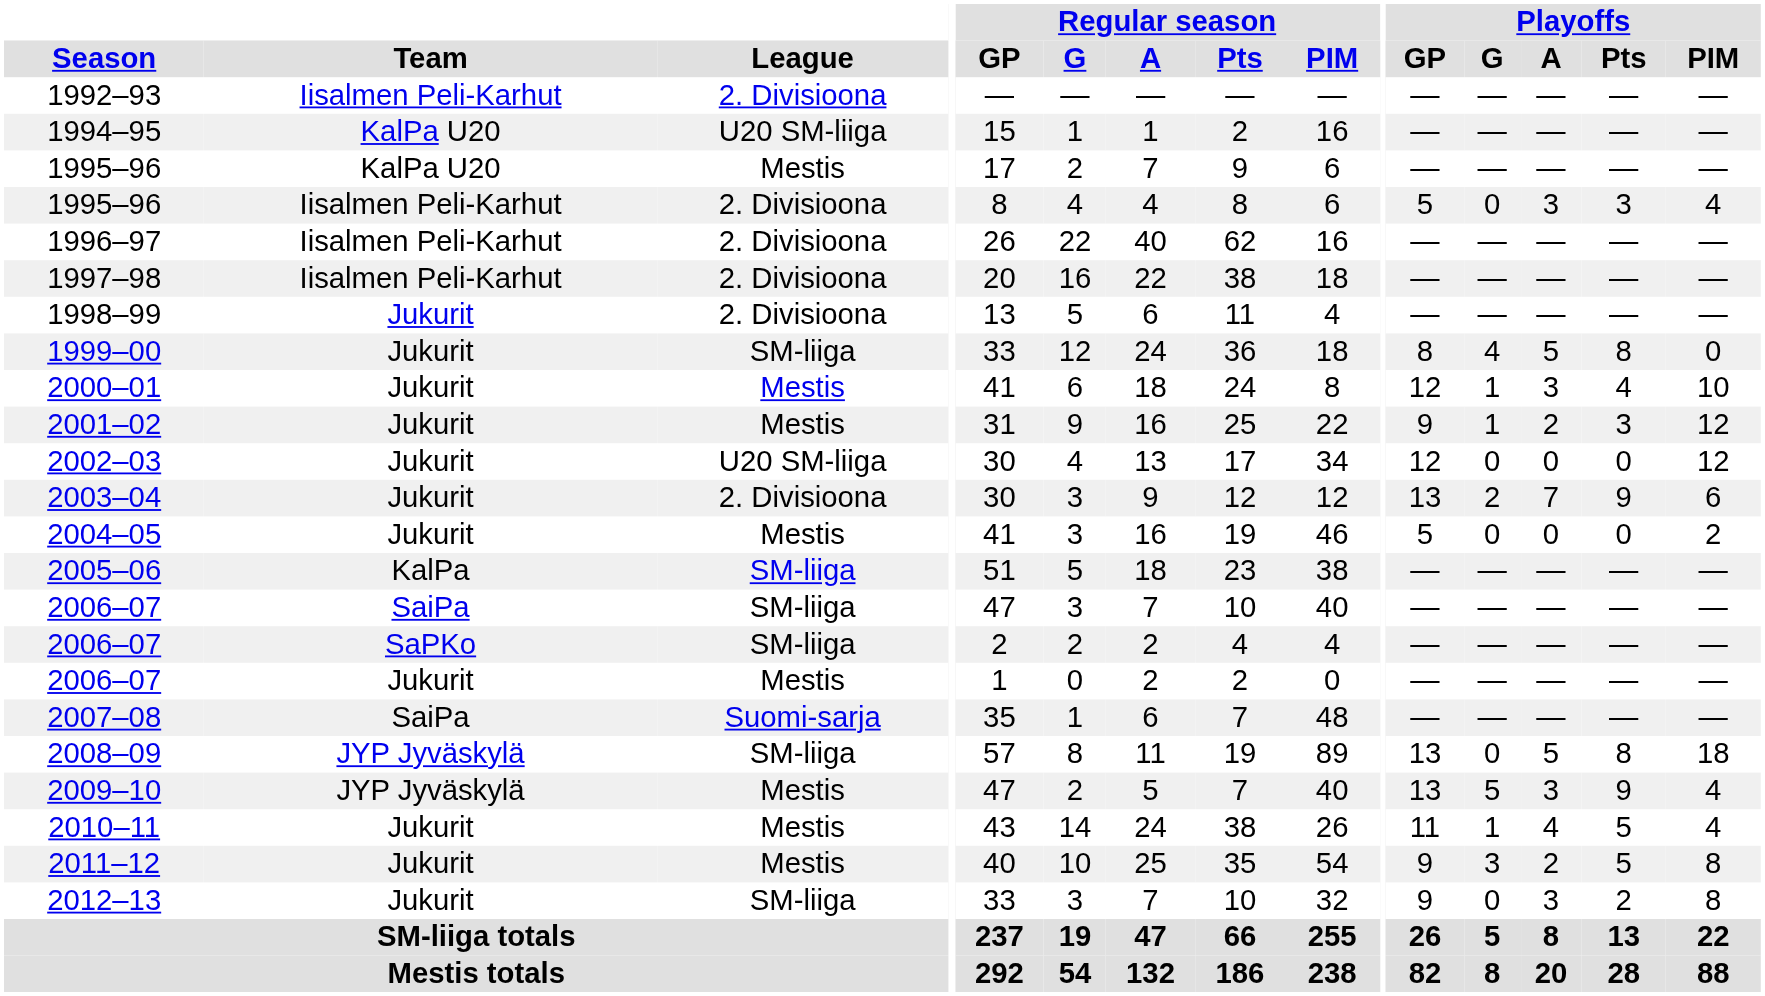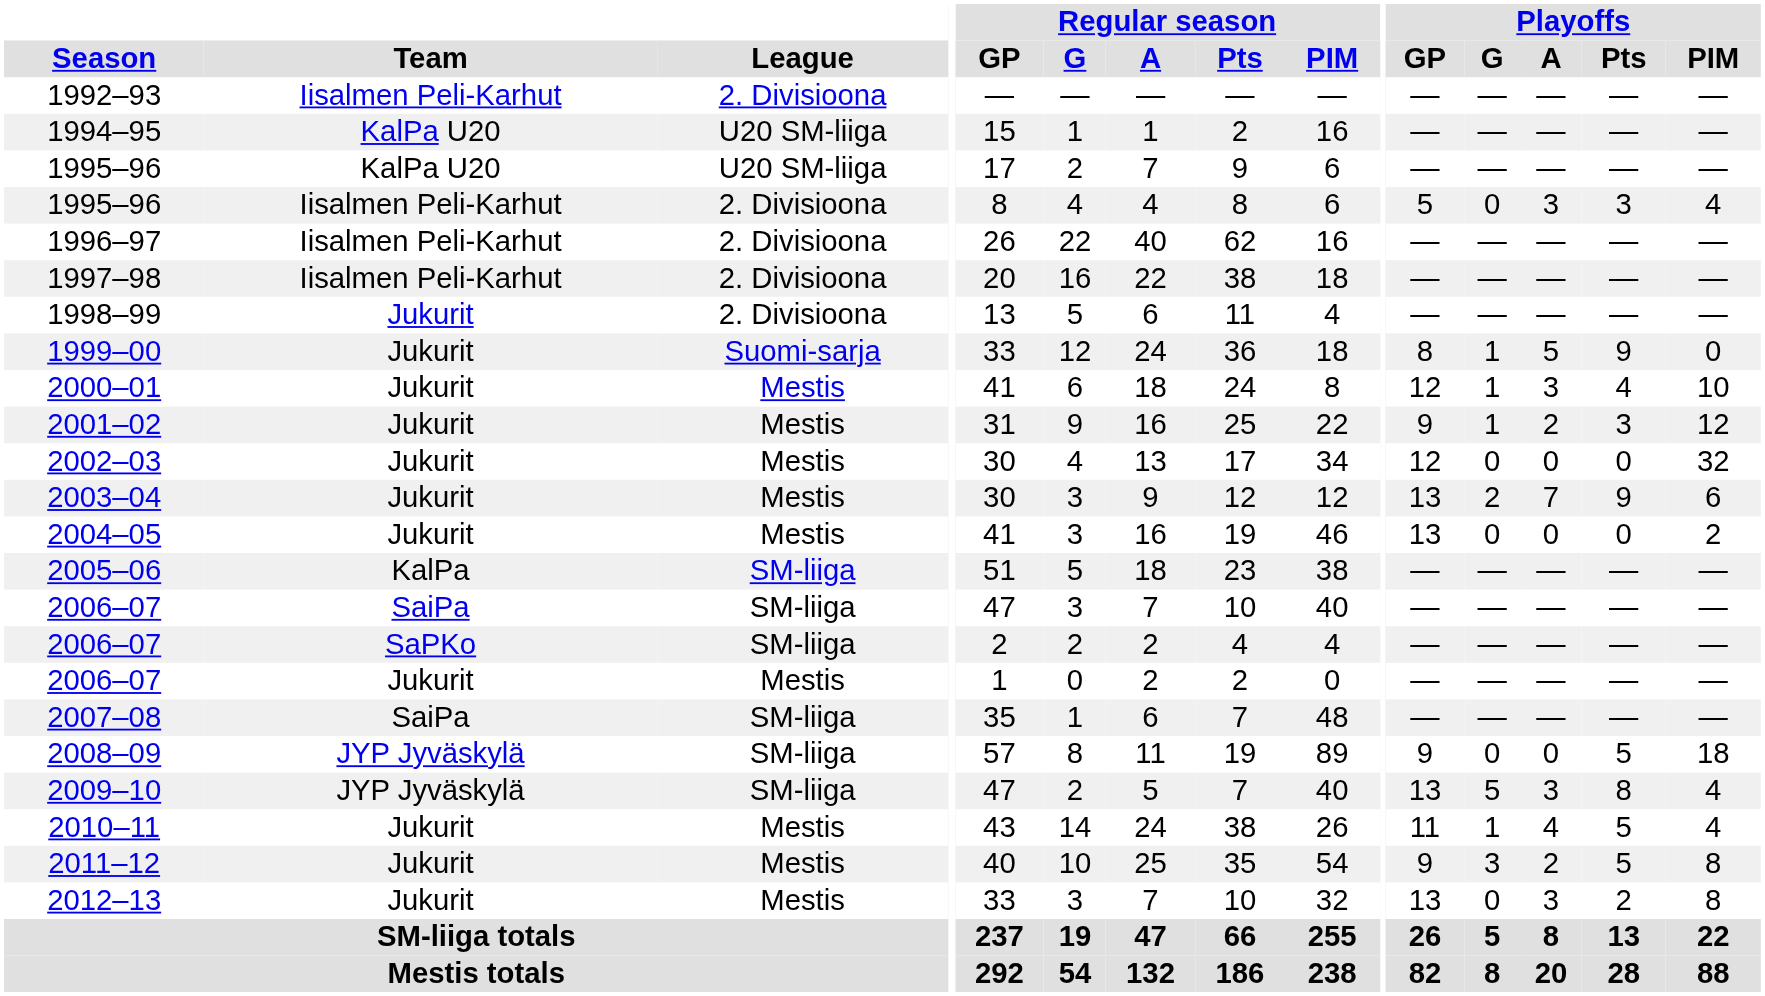(803, 168) Mestis -> (803, 168) U20 SM-liiga
(803, 351) SM-liiga -> (803, 351) Suomi-sarja
(1492, 351) 4 -> (1492, 351) 1
(1624, 351) 8 -> (1624, 351) 9
(803, 461) U20 SM-liiga -> (803, 461) Mestis
(1713, 461) 12 -> (1713, 461) 32
(803, 497) 2. Divisioona -> (803, 497) Mestis
(1425, 534) 5 -> (1425, 534) 13
(803, 717) Suomi-sarja -> (803, 717) SM-liiga
(1425, 753) 13 -> (1425, 753) 9
(1551, 753) 5 -> (1551, 753) 0
(1624, 753) 8 -> (1624, 753) 5
(803, 790) Mestis -> (803, 790) SM-liiga
(1624, 790) 9 -> (1624, 790) 8
(803, 900) SM-liiga -> (803, 900) Mestis
(1425, 900) 9 -> (1425, 900) 13
